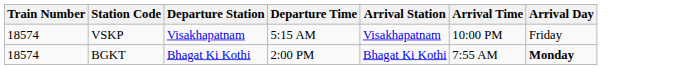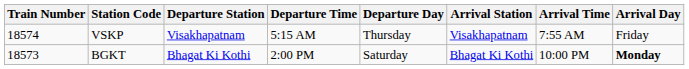+ column: (403, 14)
(477, 34) 10:00 PM -> (562, 34) 7:55 AM
(23, 54) 18574 -> (23, 54) 18573
(475, 54) 7:55 AM -> (564, 54) 10:00 PM
